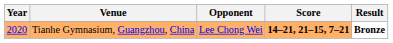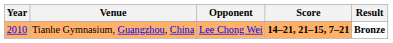(17, 30) 2020 -> (17, 30) 2010
